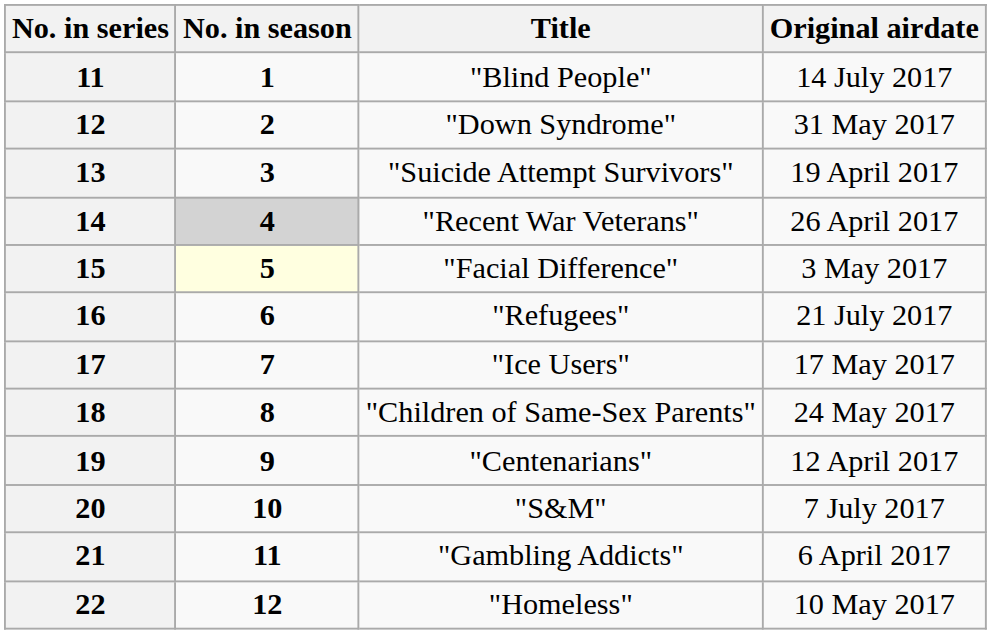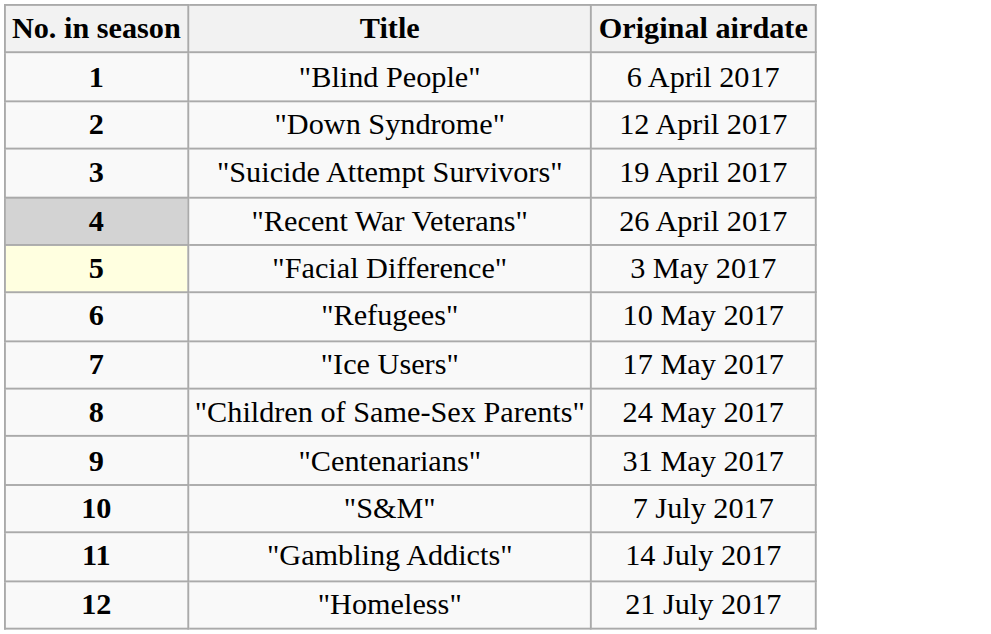- column: (90, 28)
(874, 76) 14 July 2017 -> (703, 76) 6 April 2017
(874, 124) 31 May 2017 -> (703, 124) 12 April 2017
(874, 316) 21 July 2017 -> (703, 316) 10 May 2017
(874, 460) 12 April 2017 -> (703, 460) 31 May 2017
(874, 556) 6 April 2017 -> (703, 556) 14 July 2017
(874, 603) 10 May 2017 -> (703, 603) 21 July 2017
